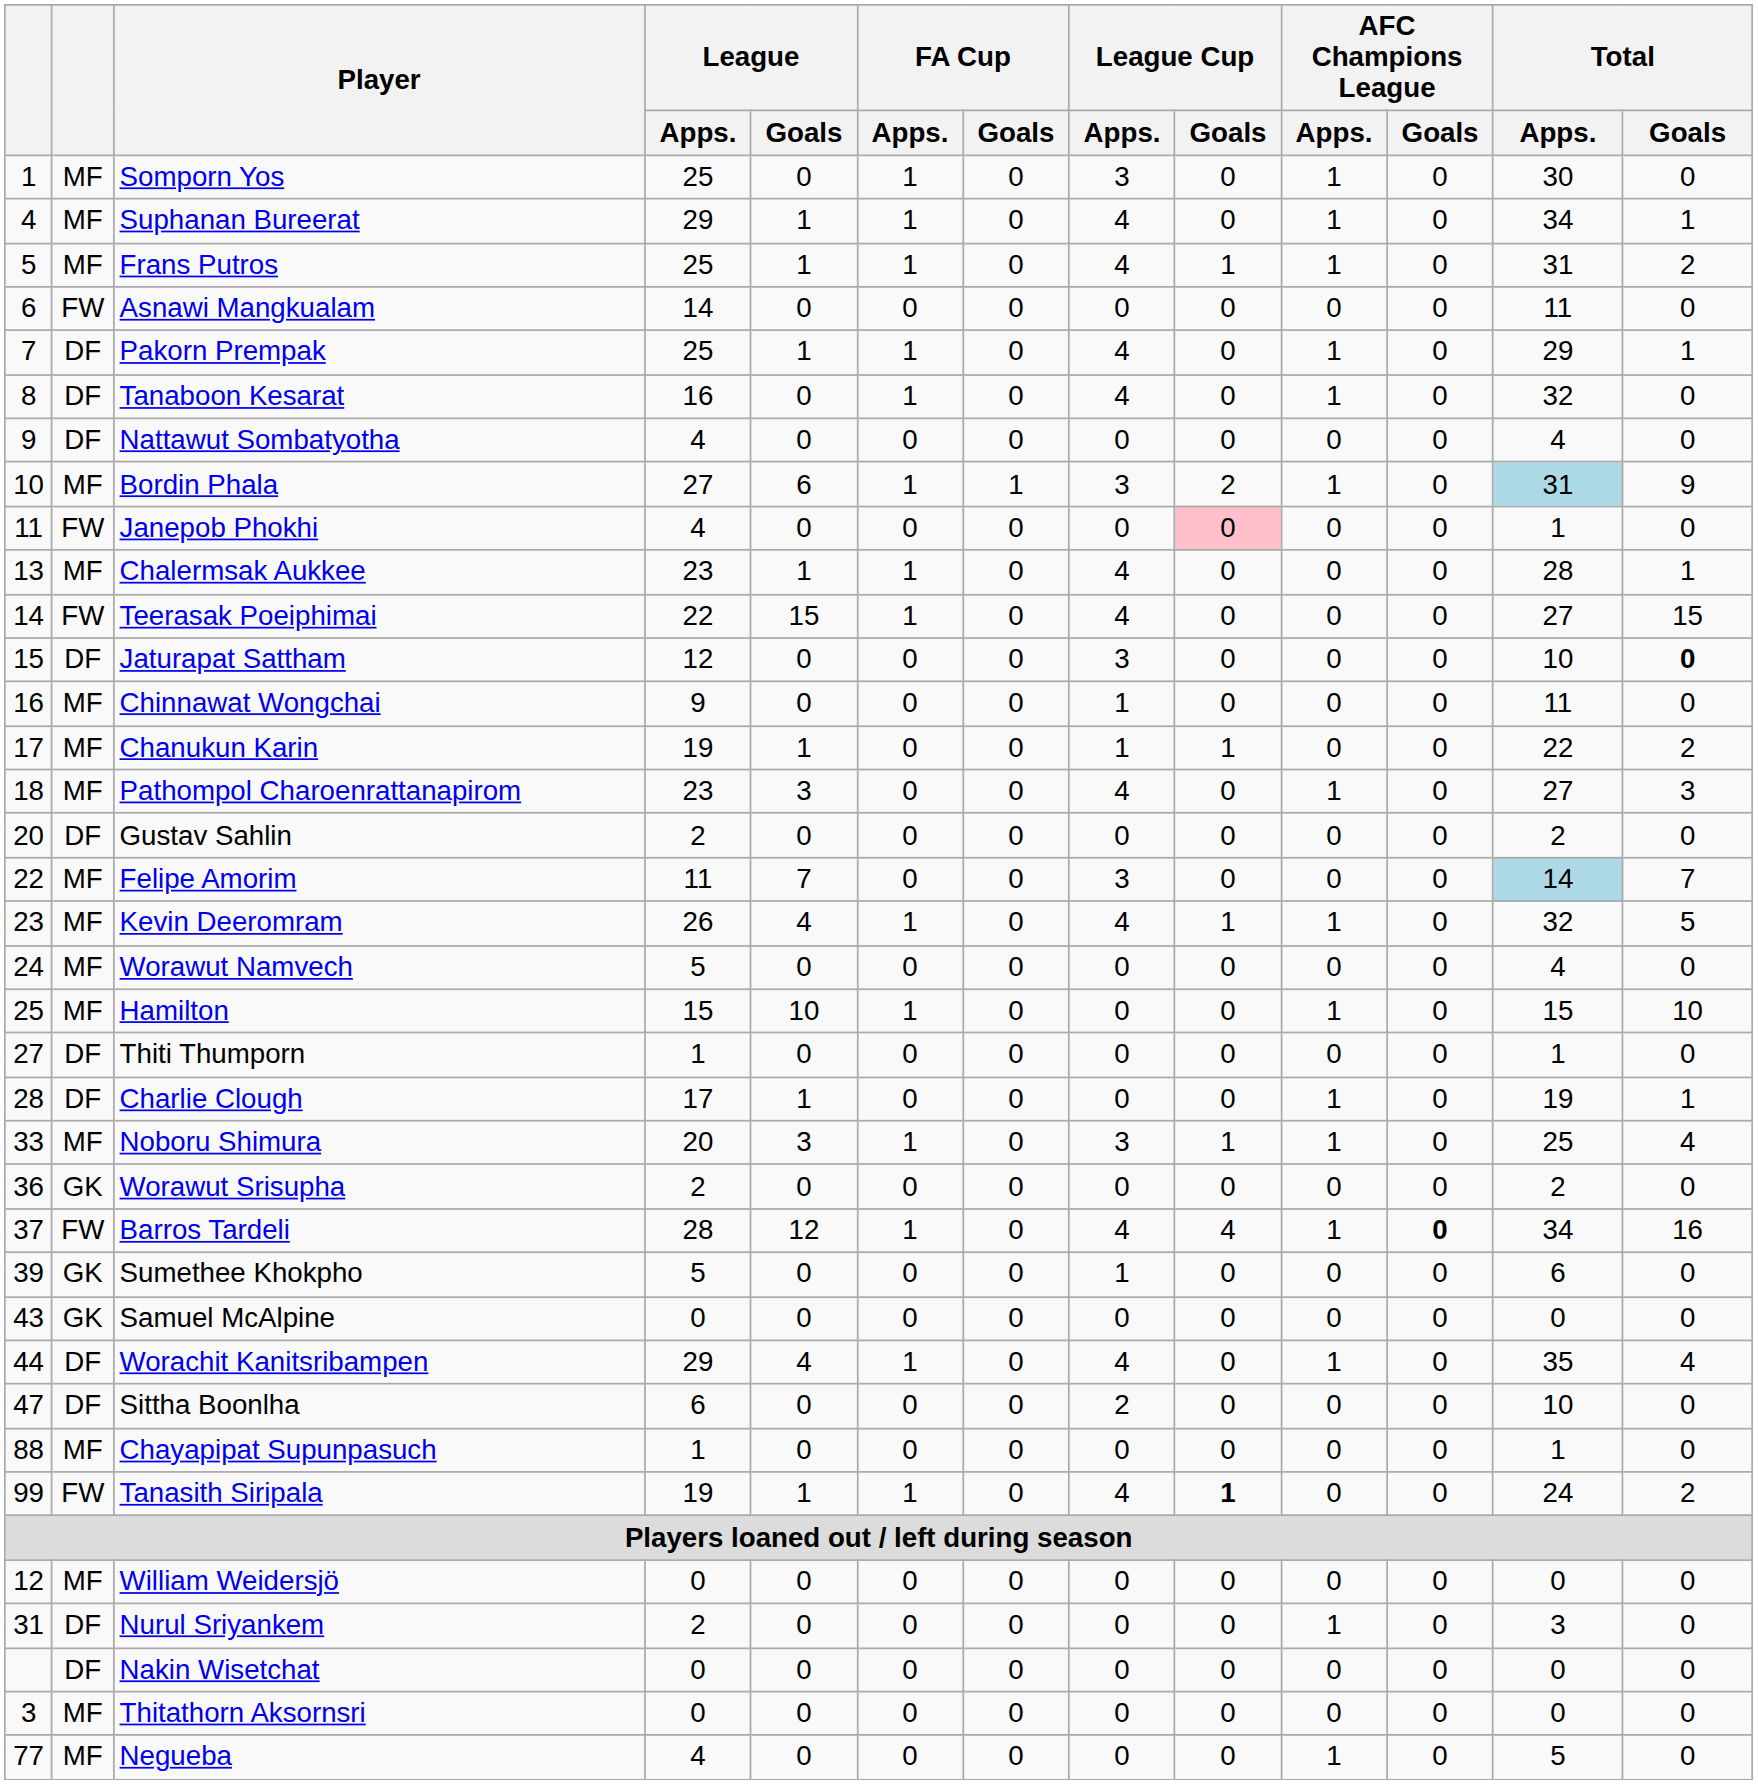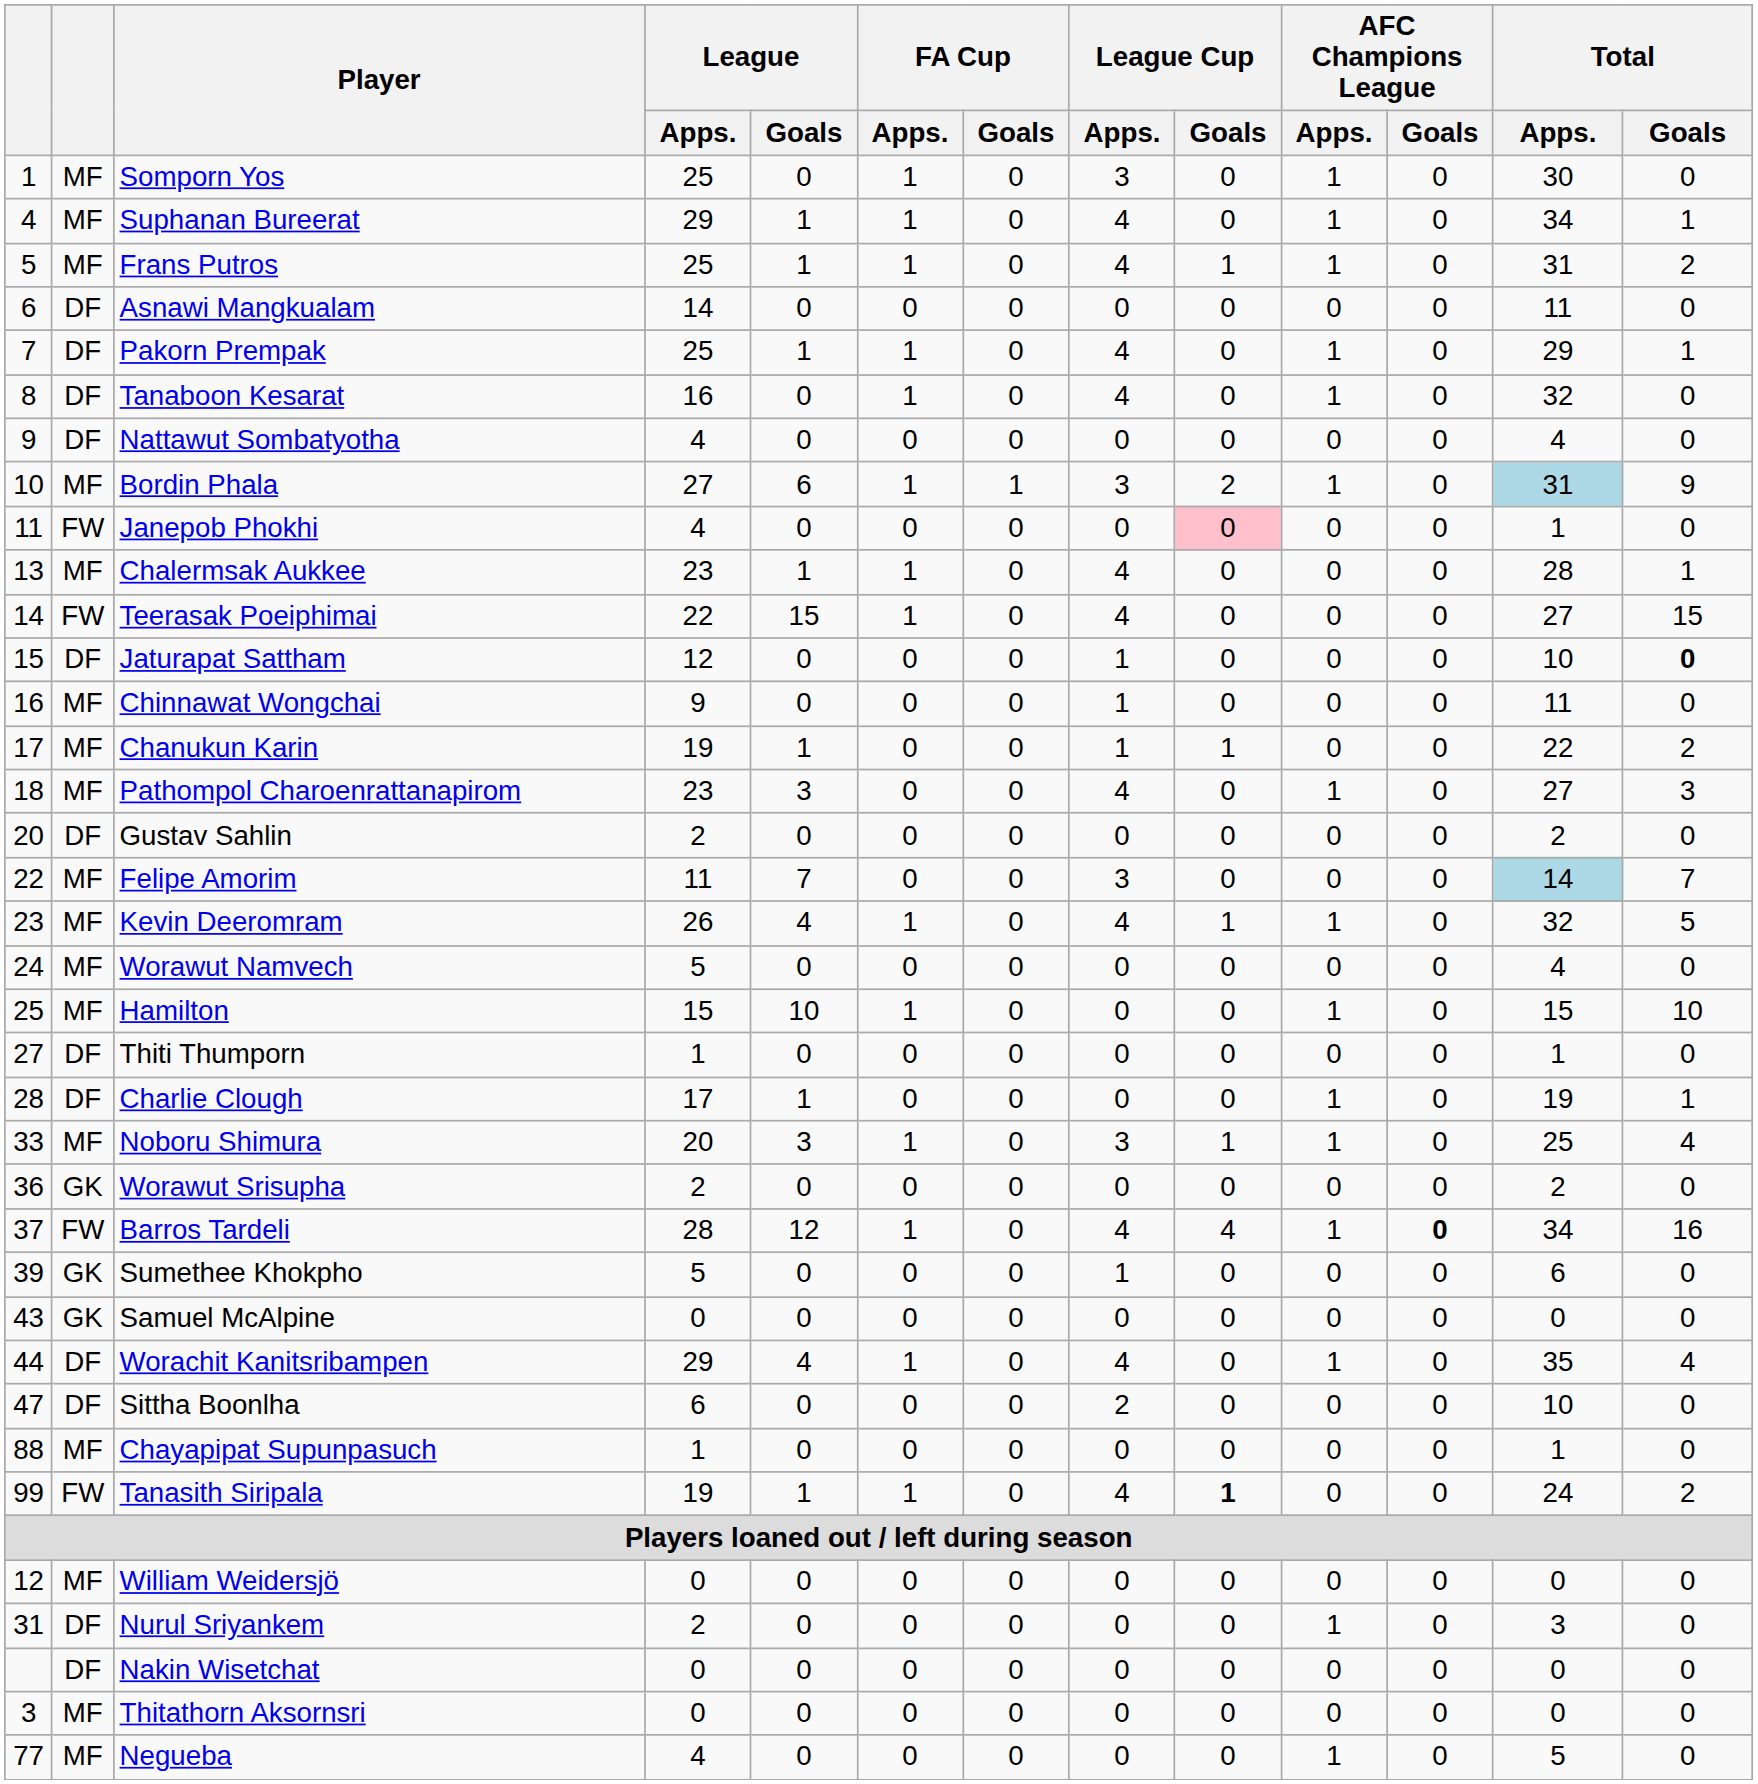(83, 308) FW -> (83, 308) DF
(1122, 659) 3 -> (1122, 659) 1
